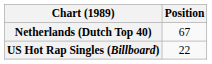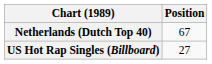(185, 50) 22 -> (185, 50) 27
